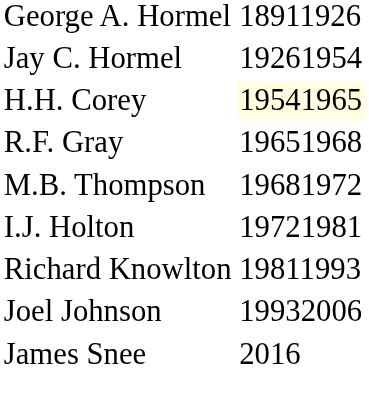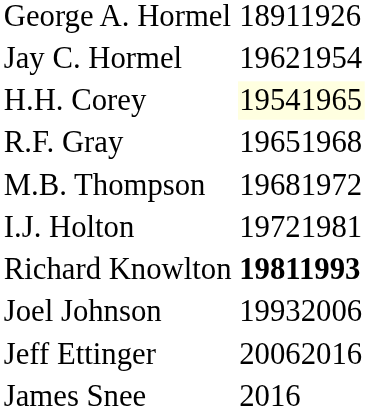(301, 57) 19261954 -> (301, 57) 19621954
(300, 269) normal -> (300, 269) bold
+ row: (80, 353)
